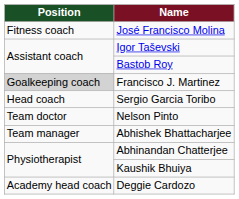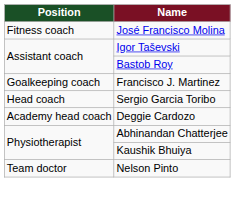(53, 82) lightgrey background -> (53, 82) no background
rows swapped: (147, 116) <-> (156, 185)
- row: (174, 133)
